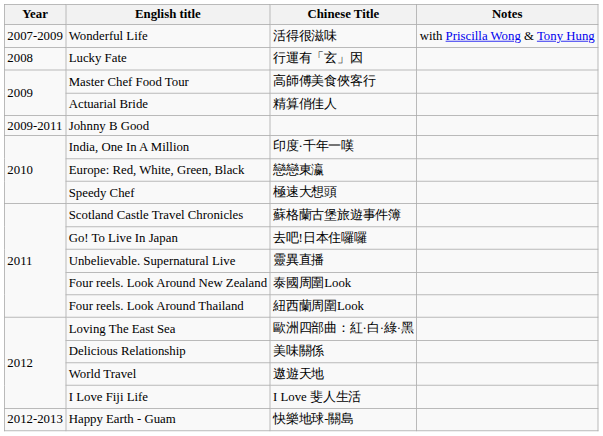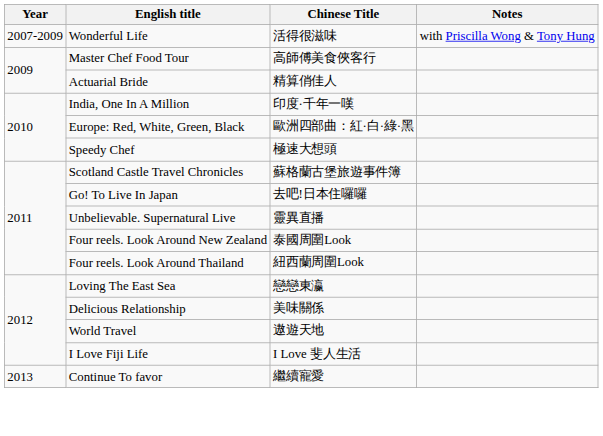- row: (98, 58)
- row: (109, 125)
(299, 169) 戀戀東瀛 -> (343, 126) 歐洲四部曲：紅·白·綠·黑
(343, 328) 歐洲四部曲：紅·白·綠·黑 -> (299, 285) 戀戀東瀛
- row: (122, 419)
+ row: (115, 376)
